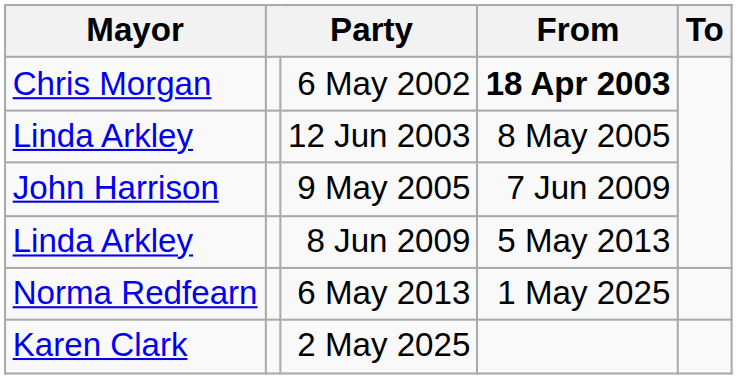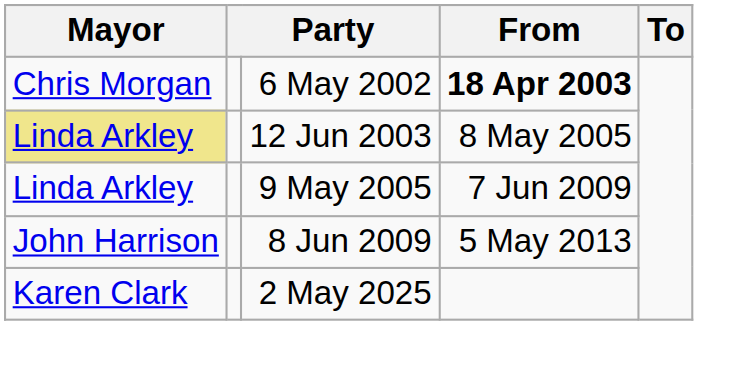(103, 135) no background -> (103, 135) khaki background
(116, 188) John Harrison -> (103, 188) Linda Arkley
(103, 240) Linda Arkley -> (116, 240) John Harrison
- row: (384, 293)
